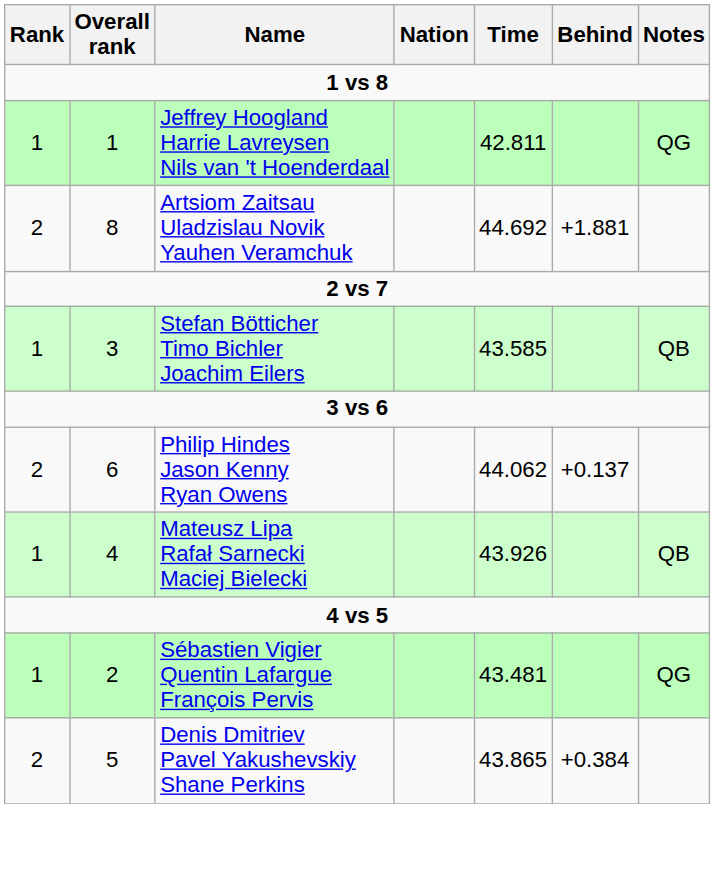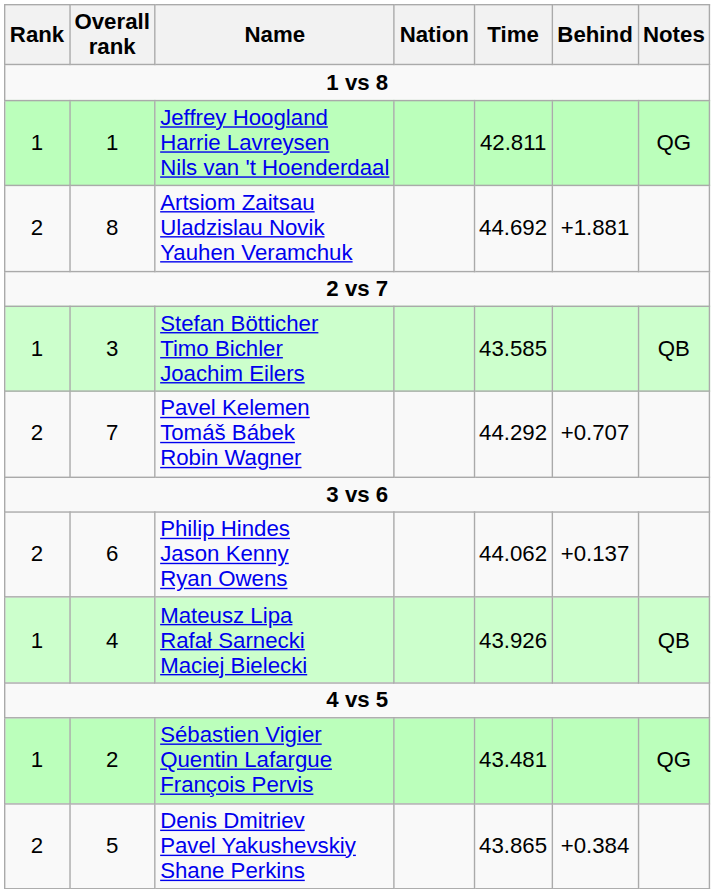+ row: (235, 433)
